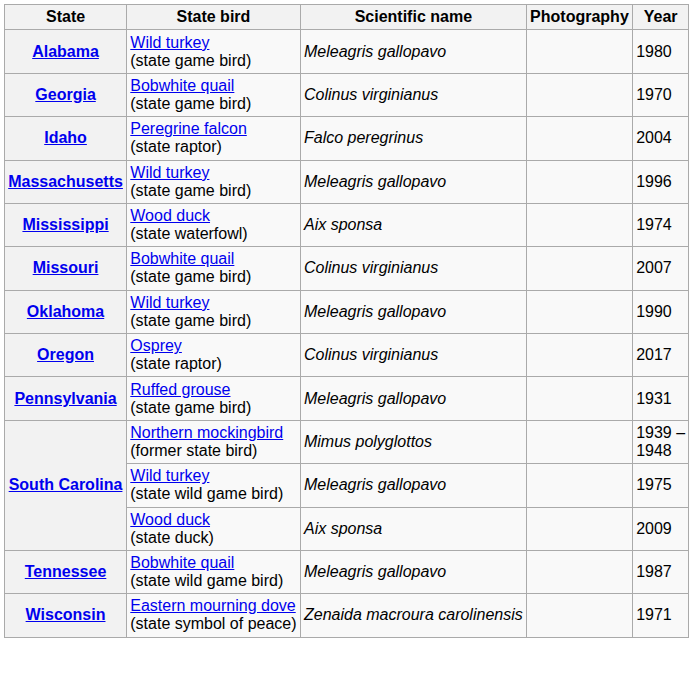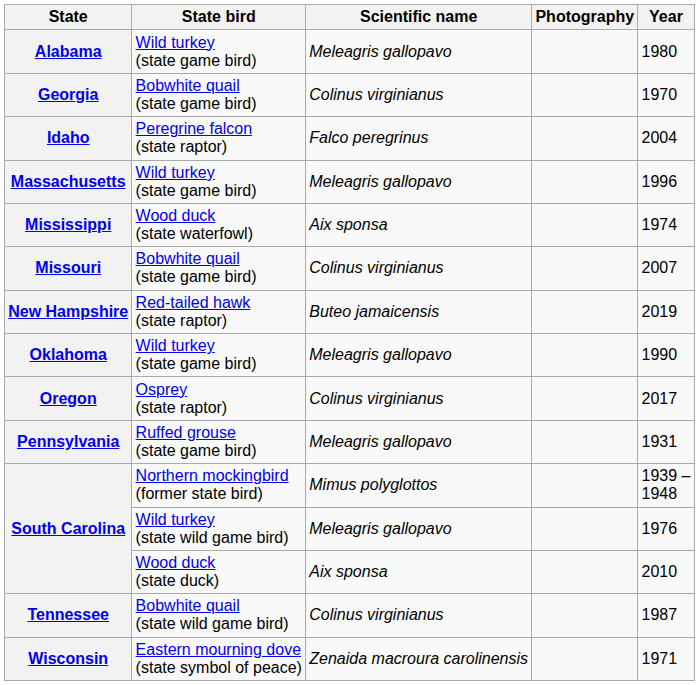+ row: (68, 311)
(654, 485) 1975 -> (659, 528) 1976
(654, 528) 2009 -> (659, 572) 2010
(375, 572) Meleagris gallopavo -> (376, 615) Colinus virginianus
